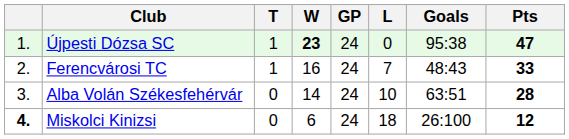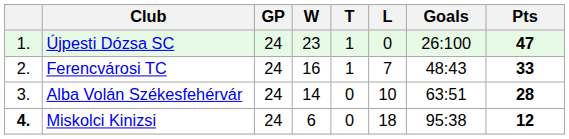columns swapped: (349, 17) <-> (273, 17)
(311, 43) bold -> (311, 43) normal
(446, 43) 95:38 -> (446, 43) 26:100
(446, 120) 26:100 -> (446, 120) 95:38
